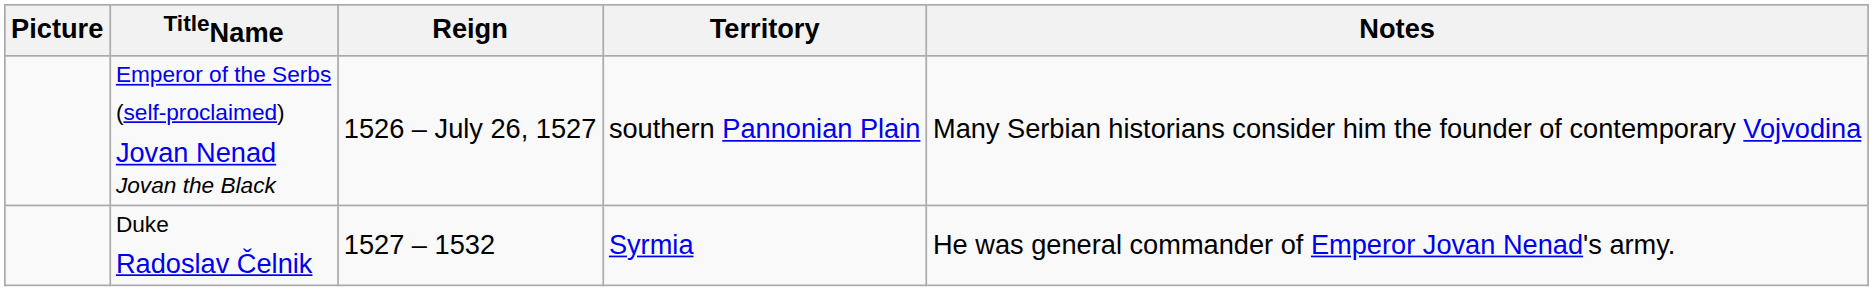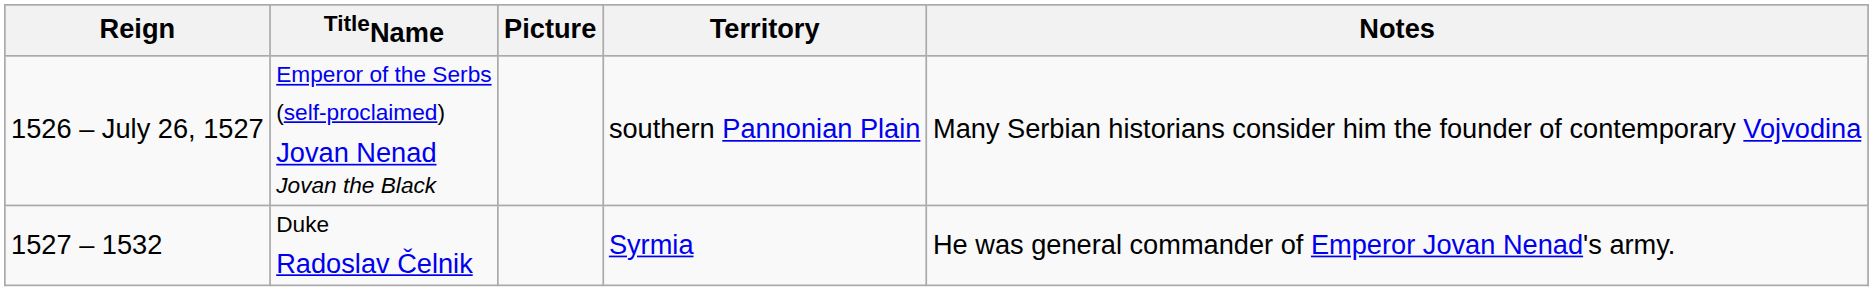columns swapped: (57, 29) <-> (470, 29)
